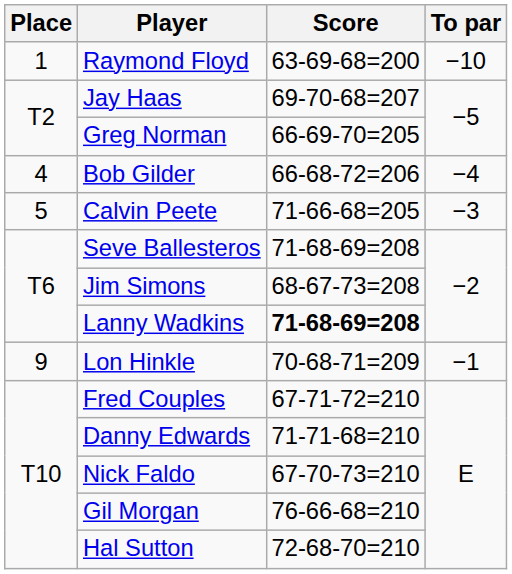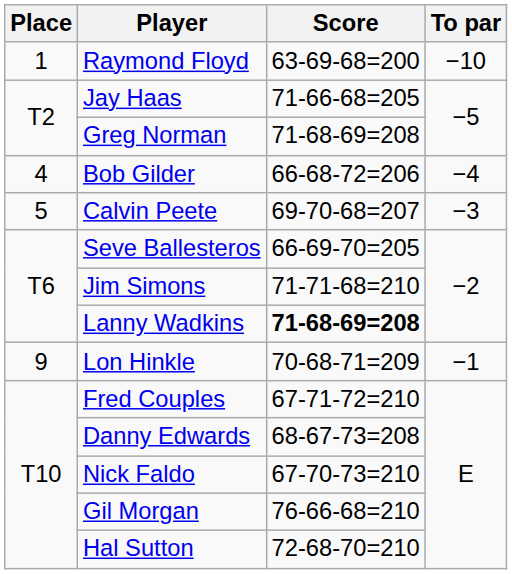(346, 98) 69-70-68=207 -> (346, 98) 71-66-68=205
(346, 135) 66-69-70=205 -> (346, 135) 71-68-69=208
(346, 211) 71-66-68=205 -> (346, 211) 69-70-68=207
(346, 248) 71-68-69=208 -> (346, 248) 66-69-70=205
(346, 286) 68-67-73=208 -> (346, 286) 71-71-68=210
(346, 436) 71-71-68=210 -> (346, 436) 68-67-73=208
